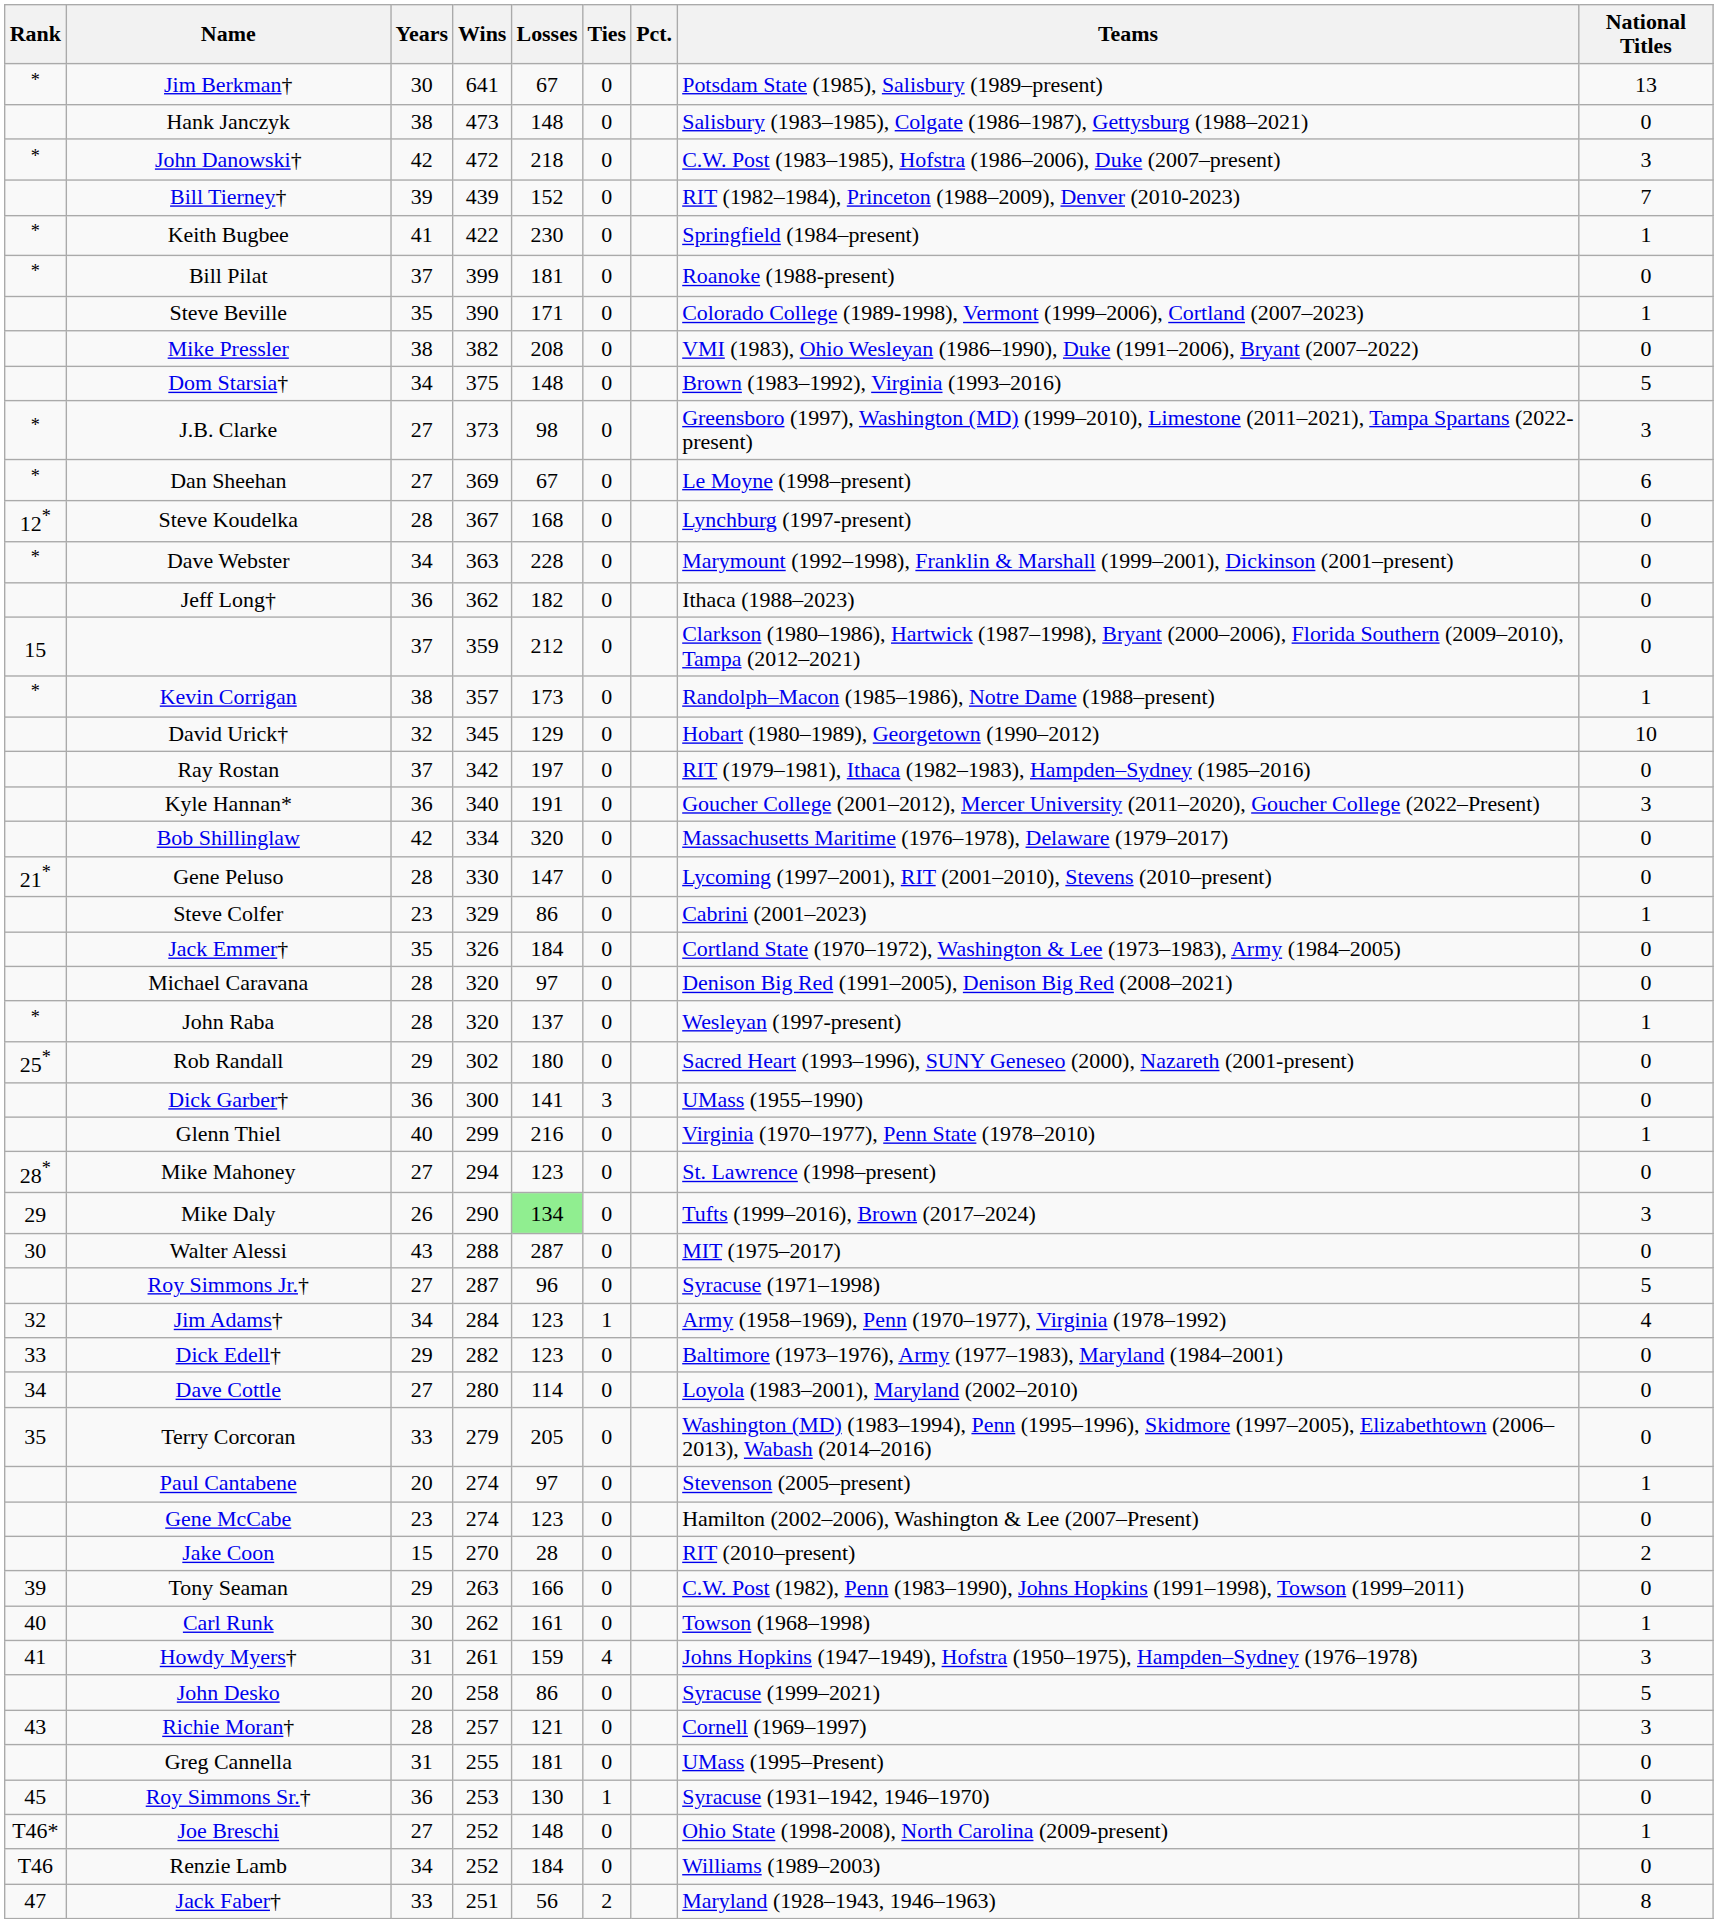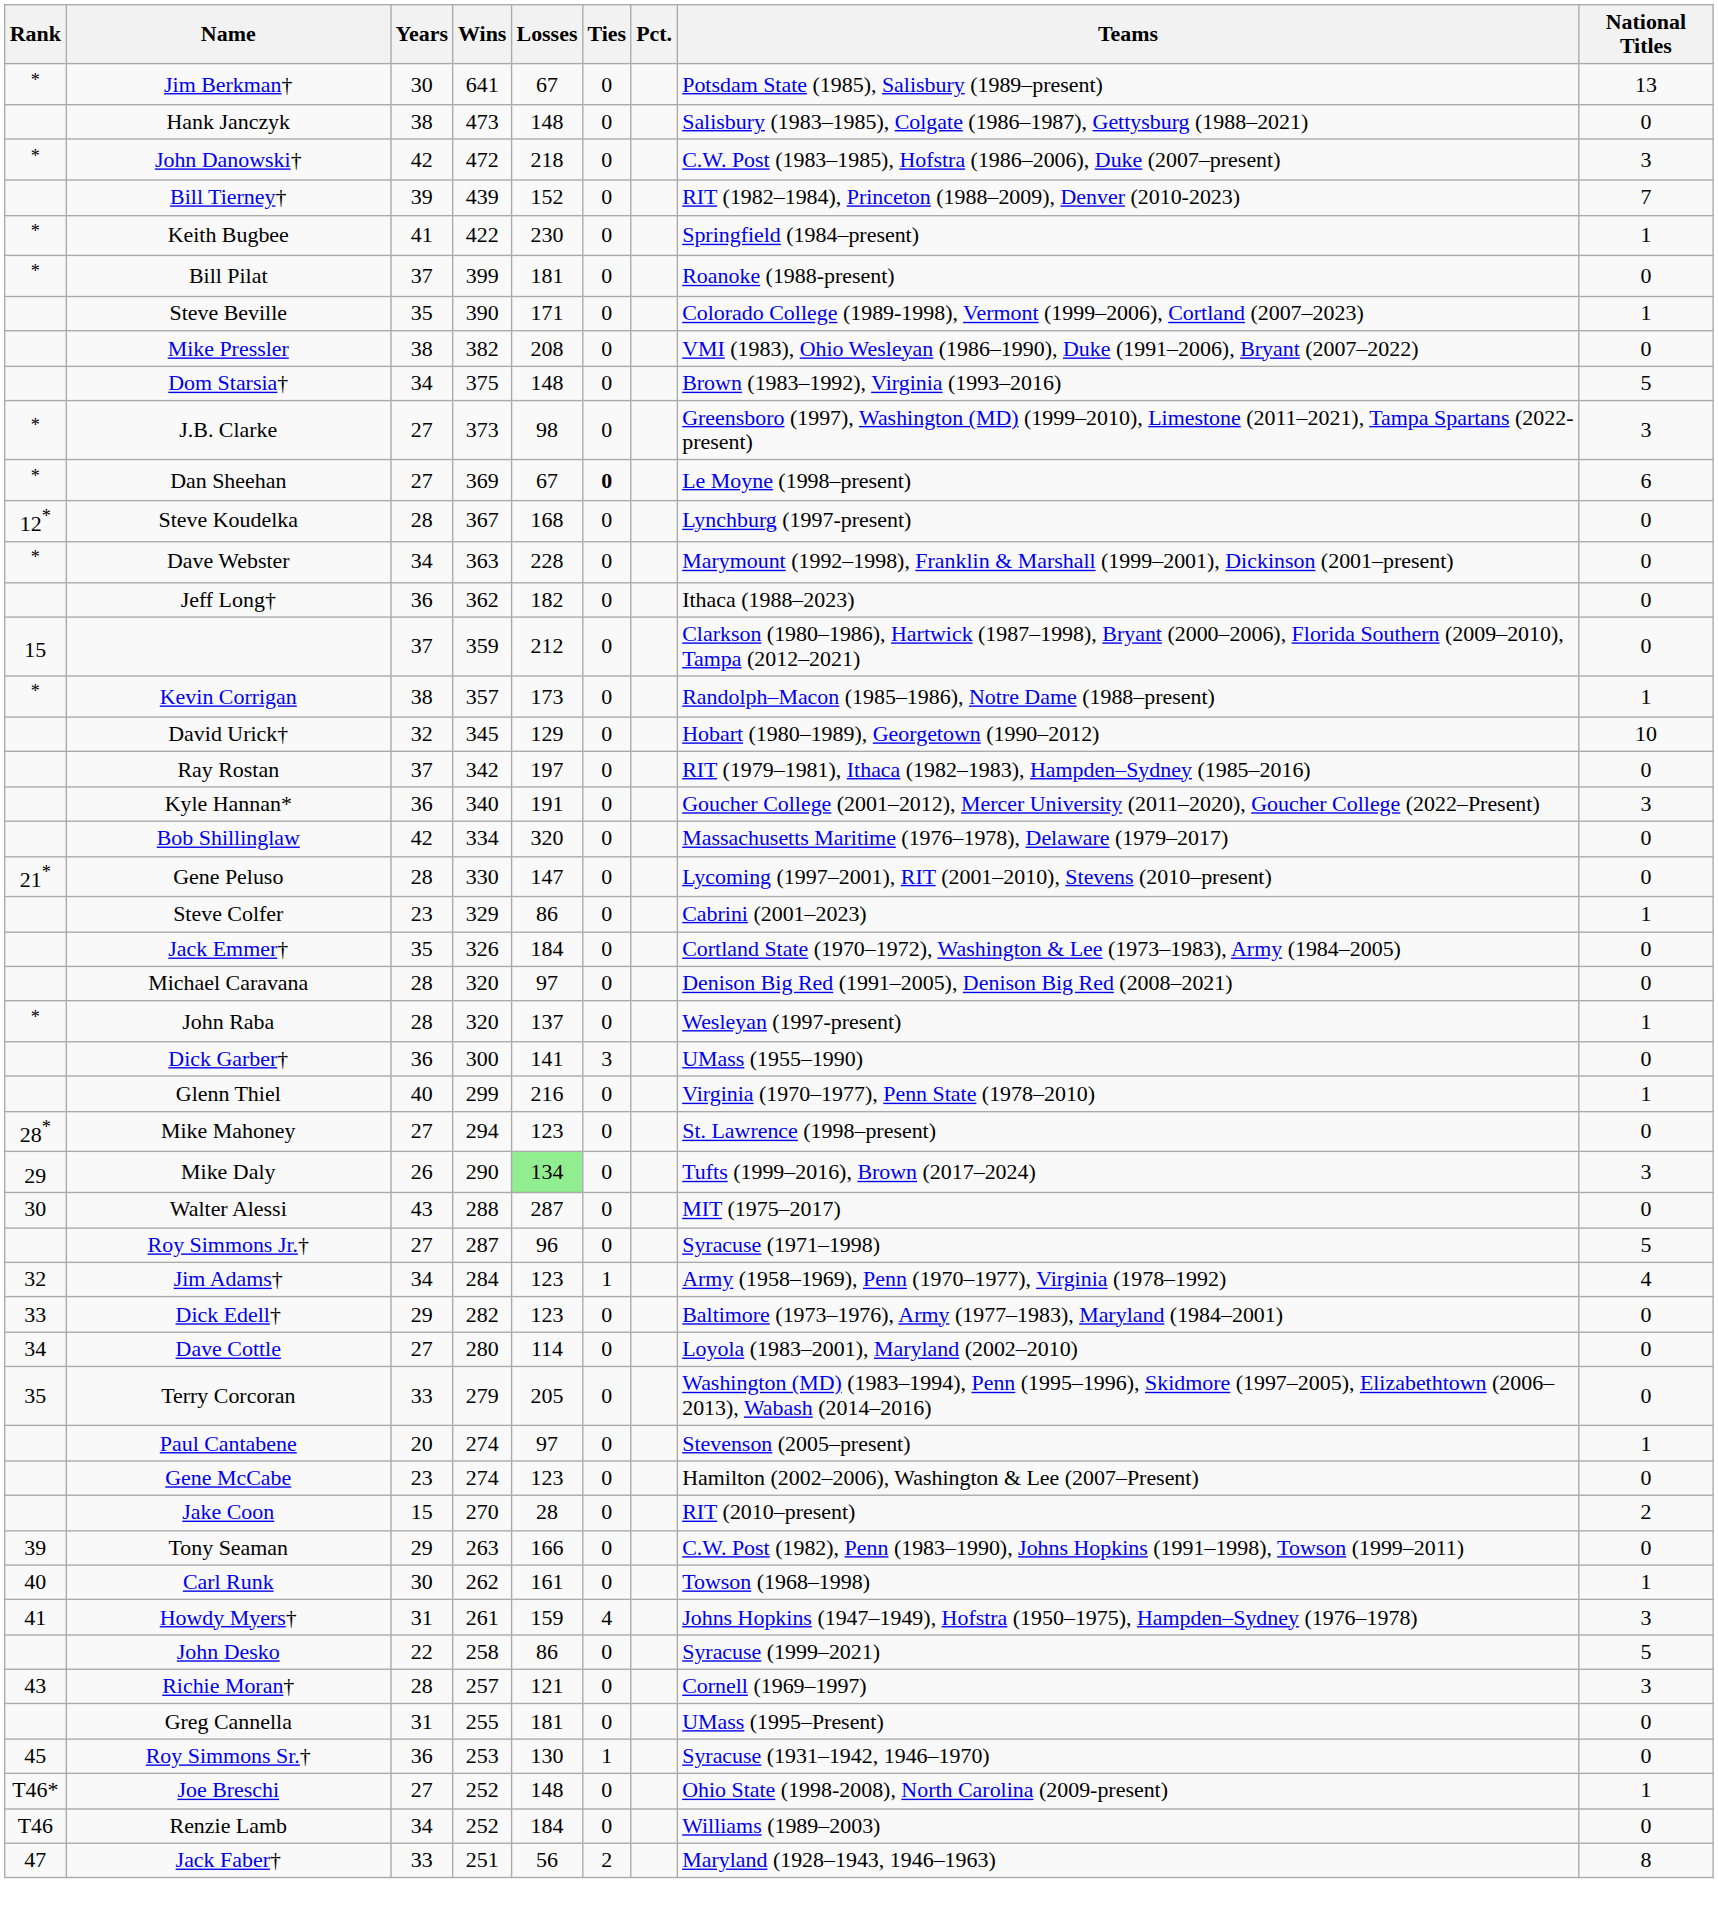(607, 480) normal -> (607, 480) bold
- row: (228, 1061)
(422, 1692) 20 -> (422, 1651) 22
